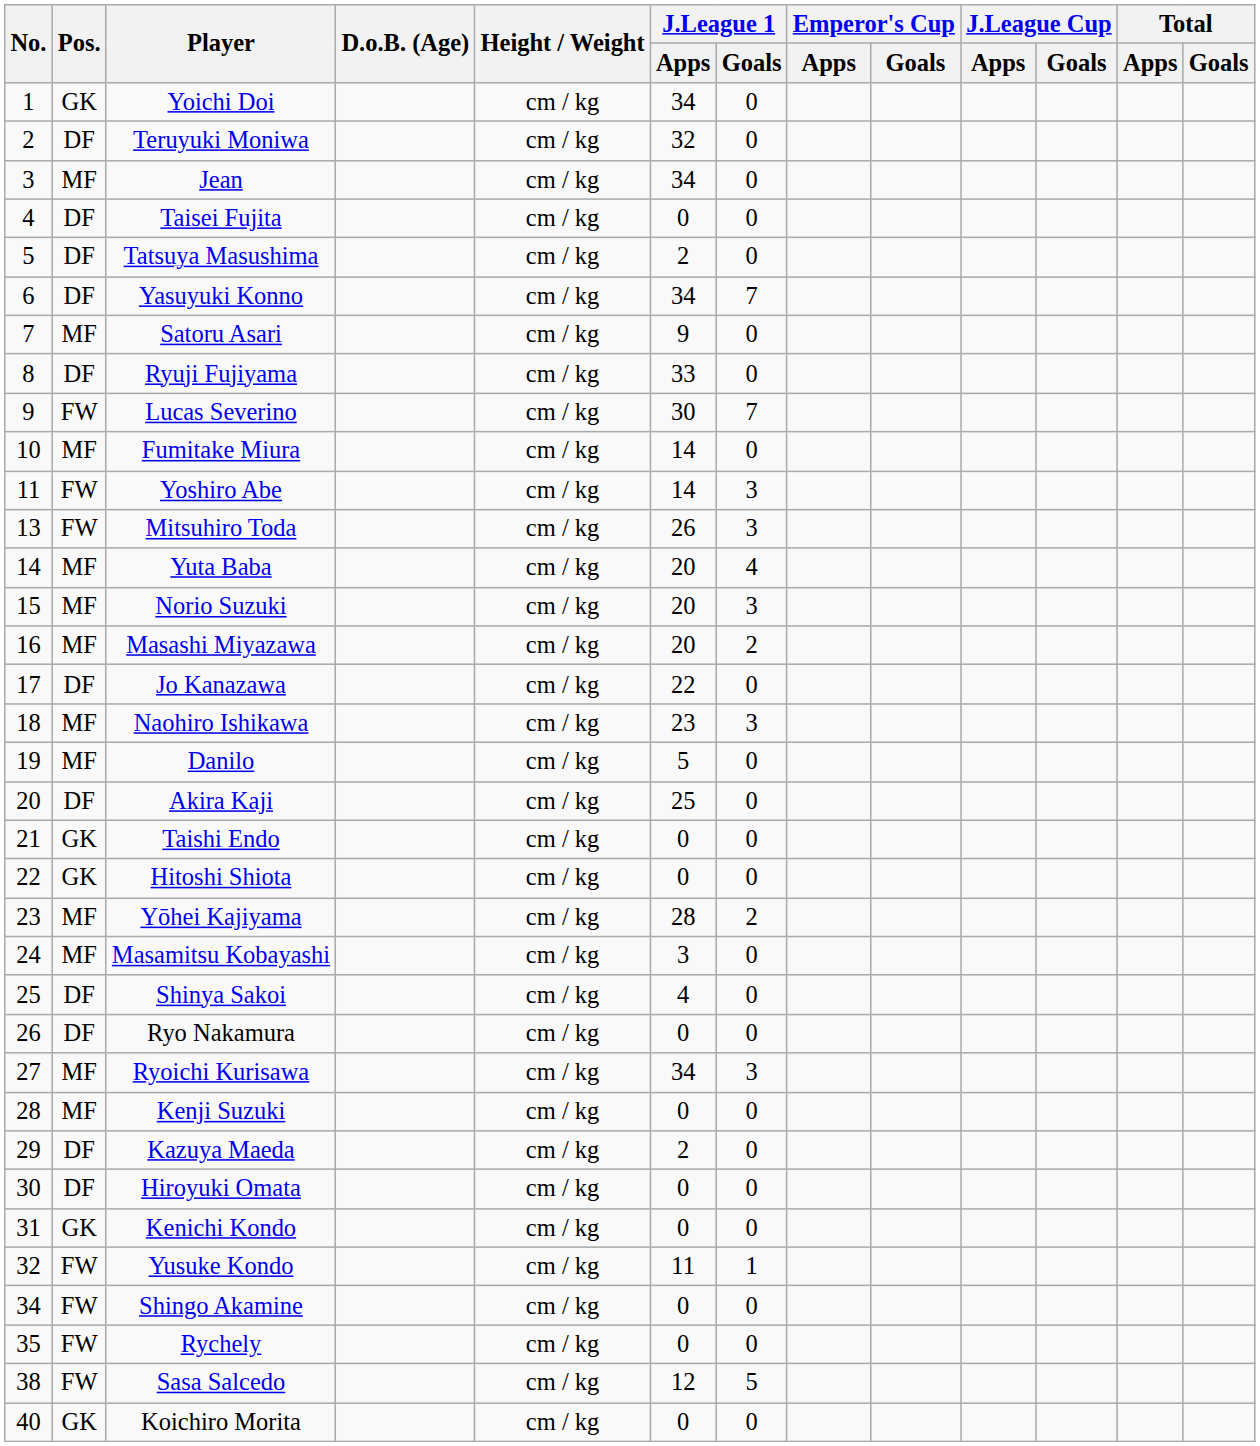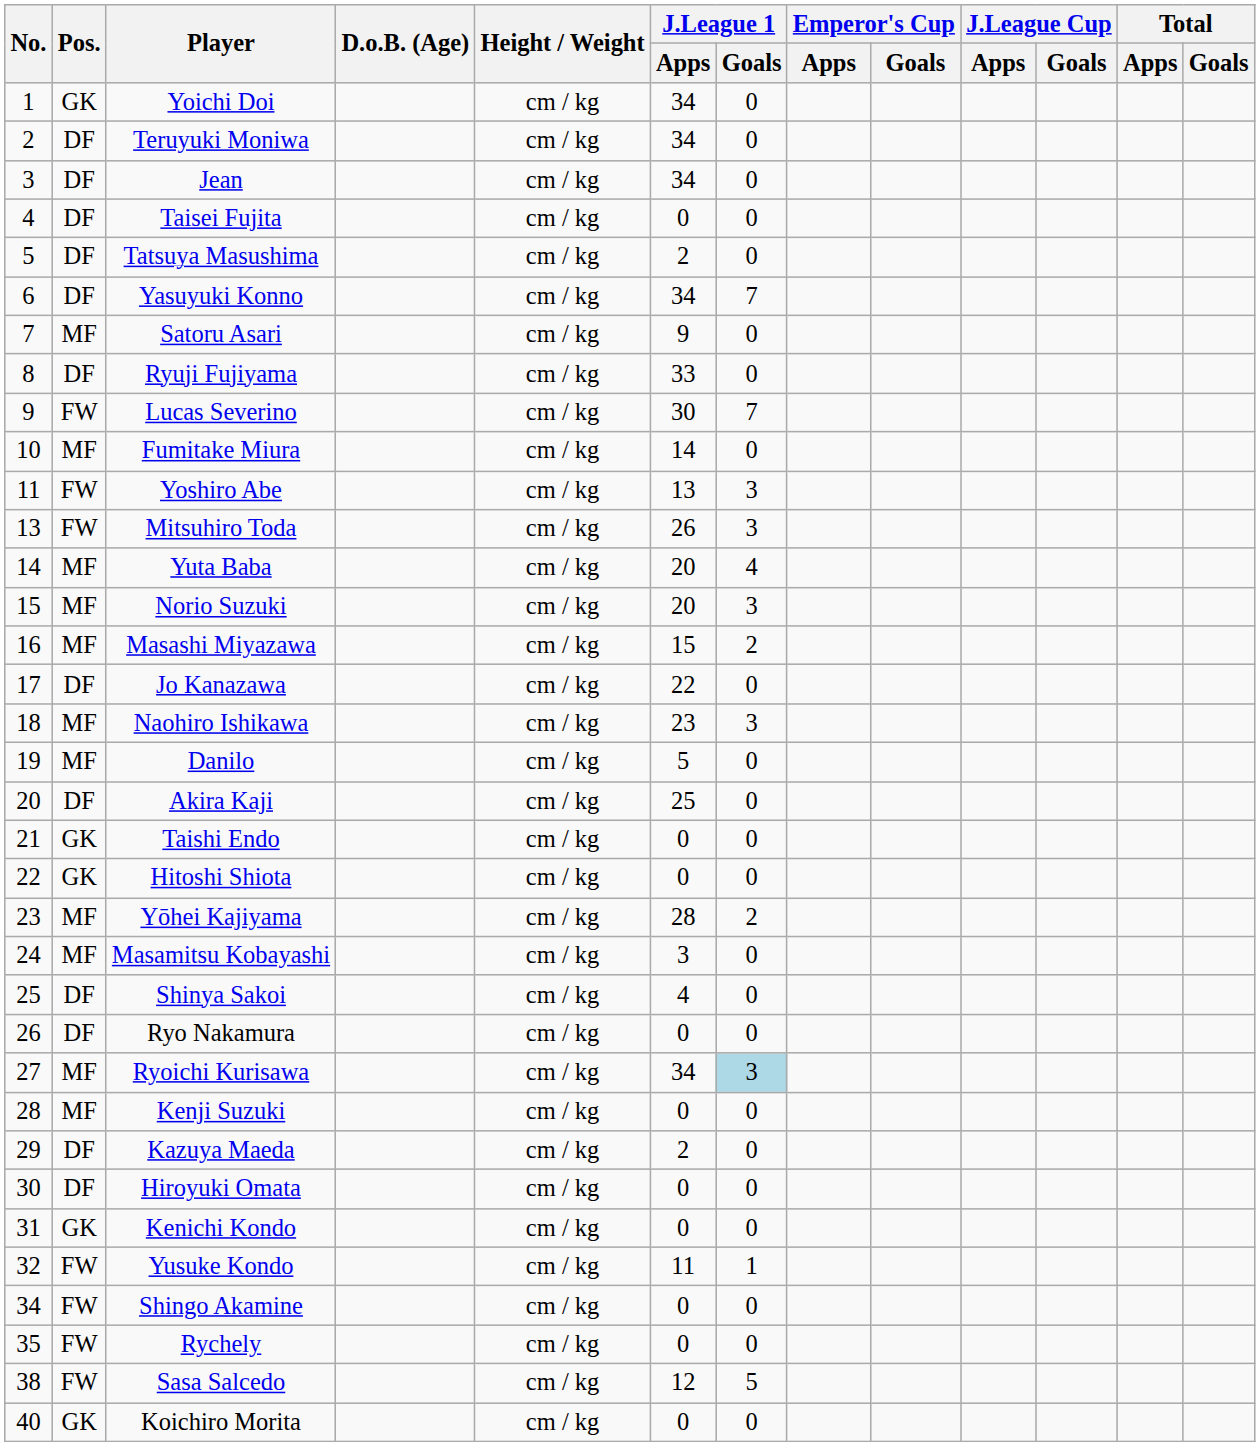(683, 140) 32 -> (683, 140) 34
(79, 179) MF -> (79, 179) DF
(683, 489) 14 -> (683, 489) 13
(683, 645) 20 -> (683, 645) 15
(752, 1072) no background -> (752, 1072) lightblue background
